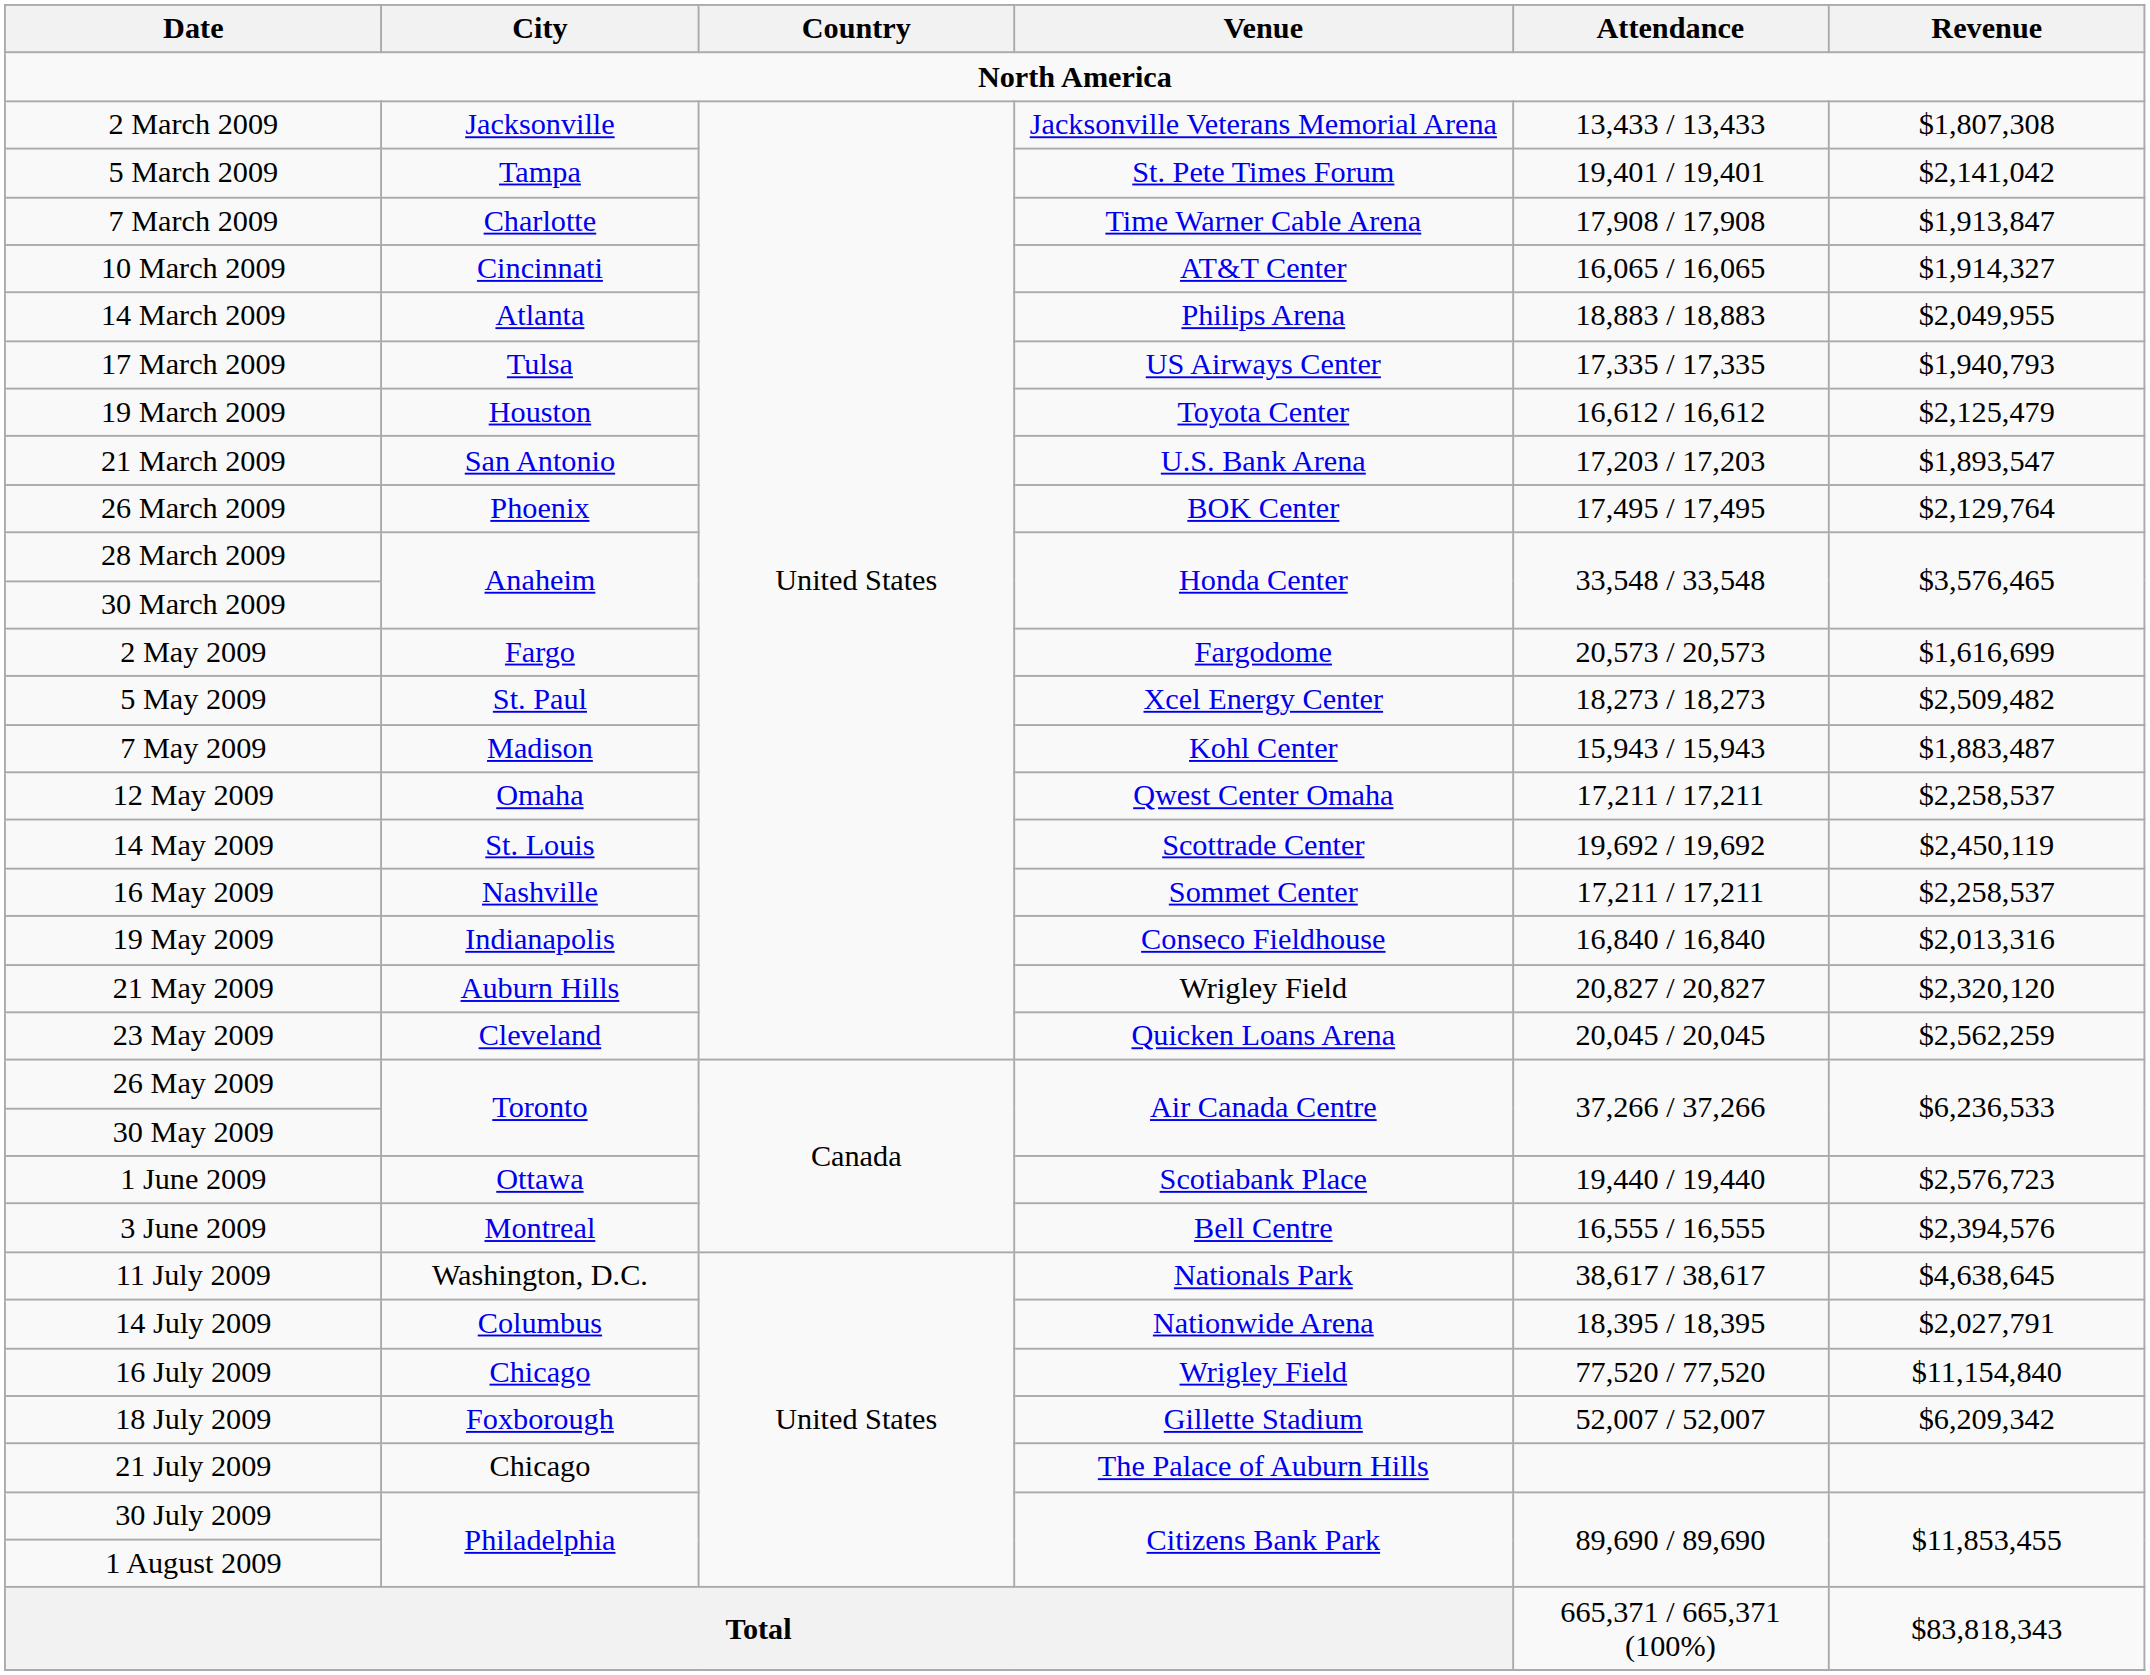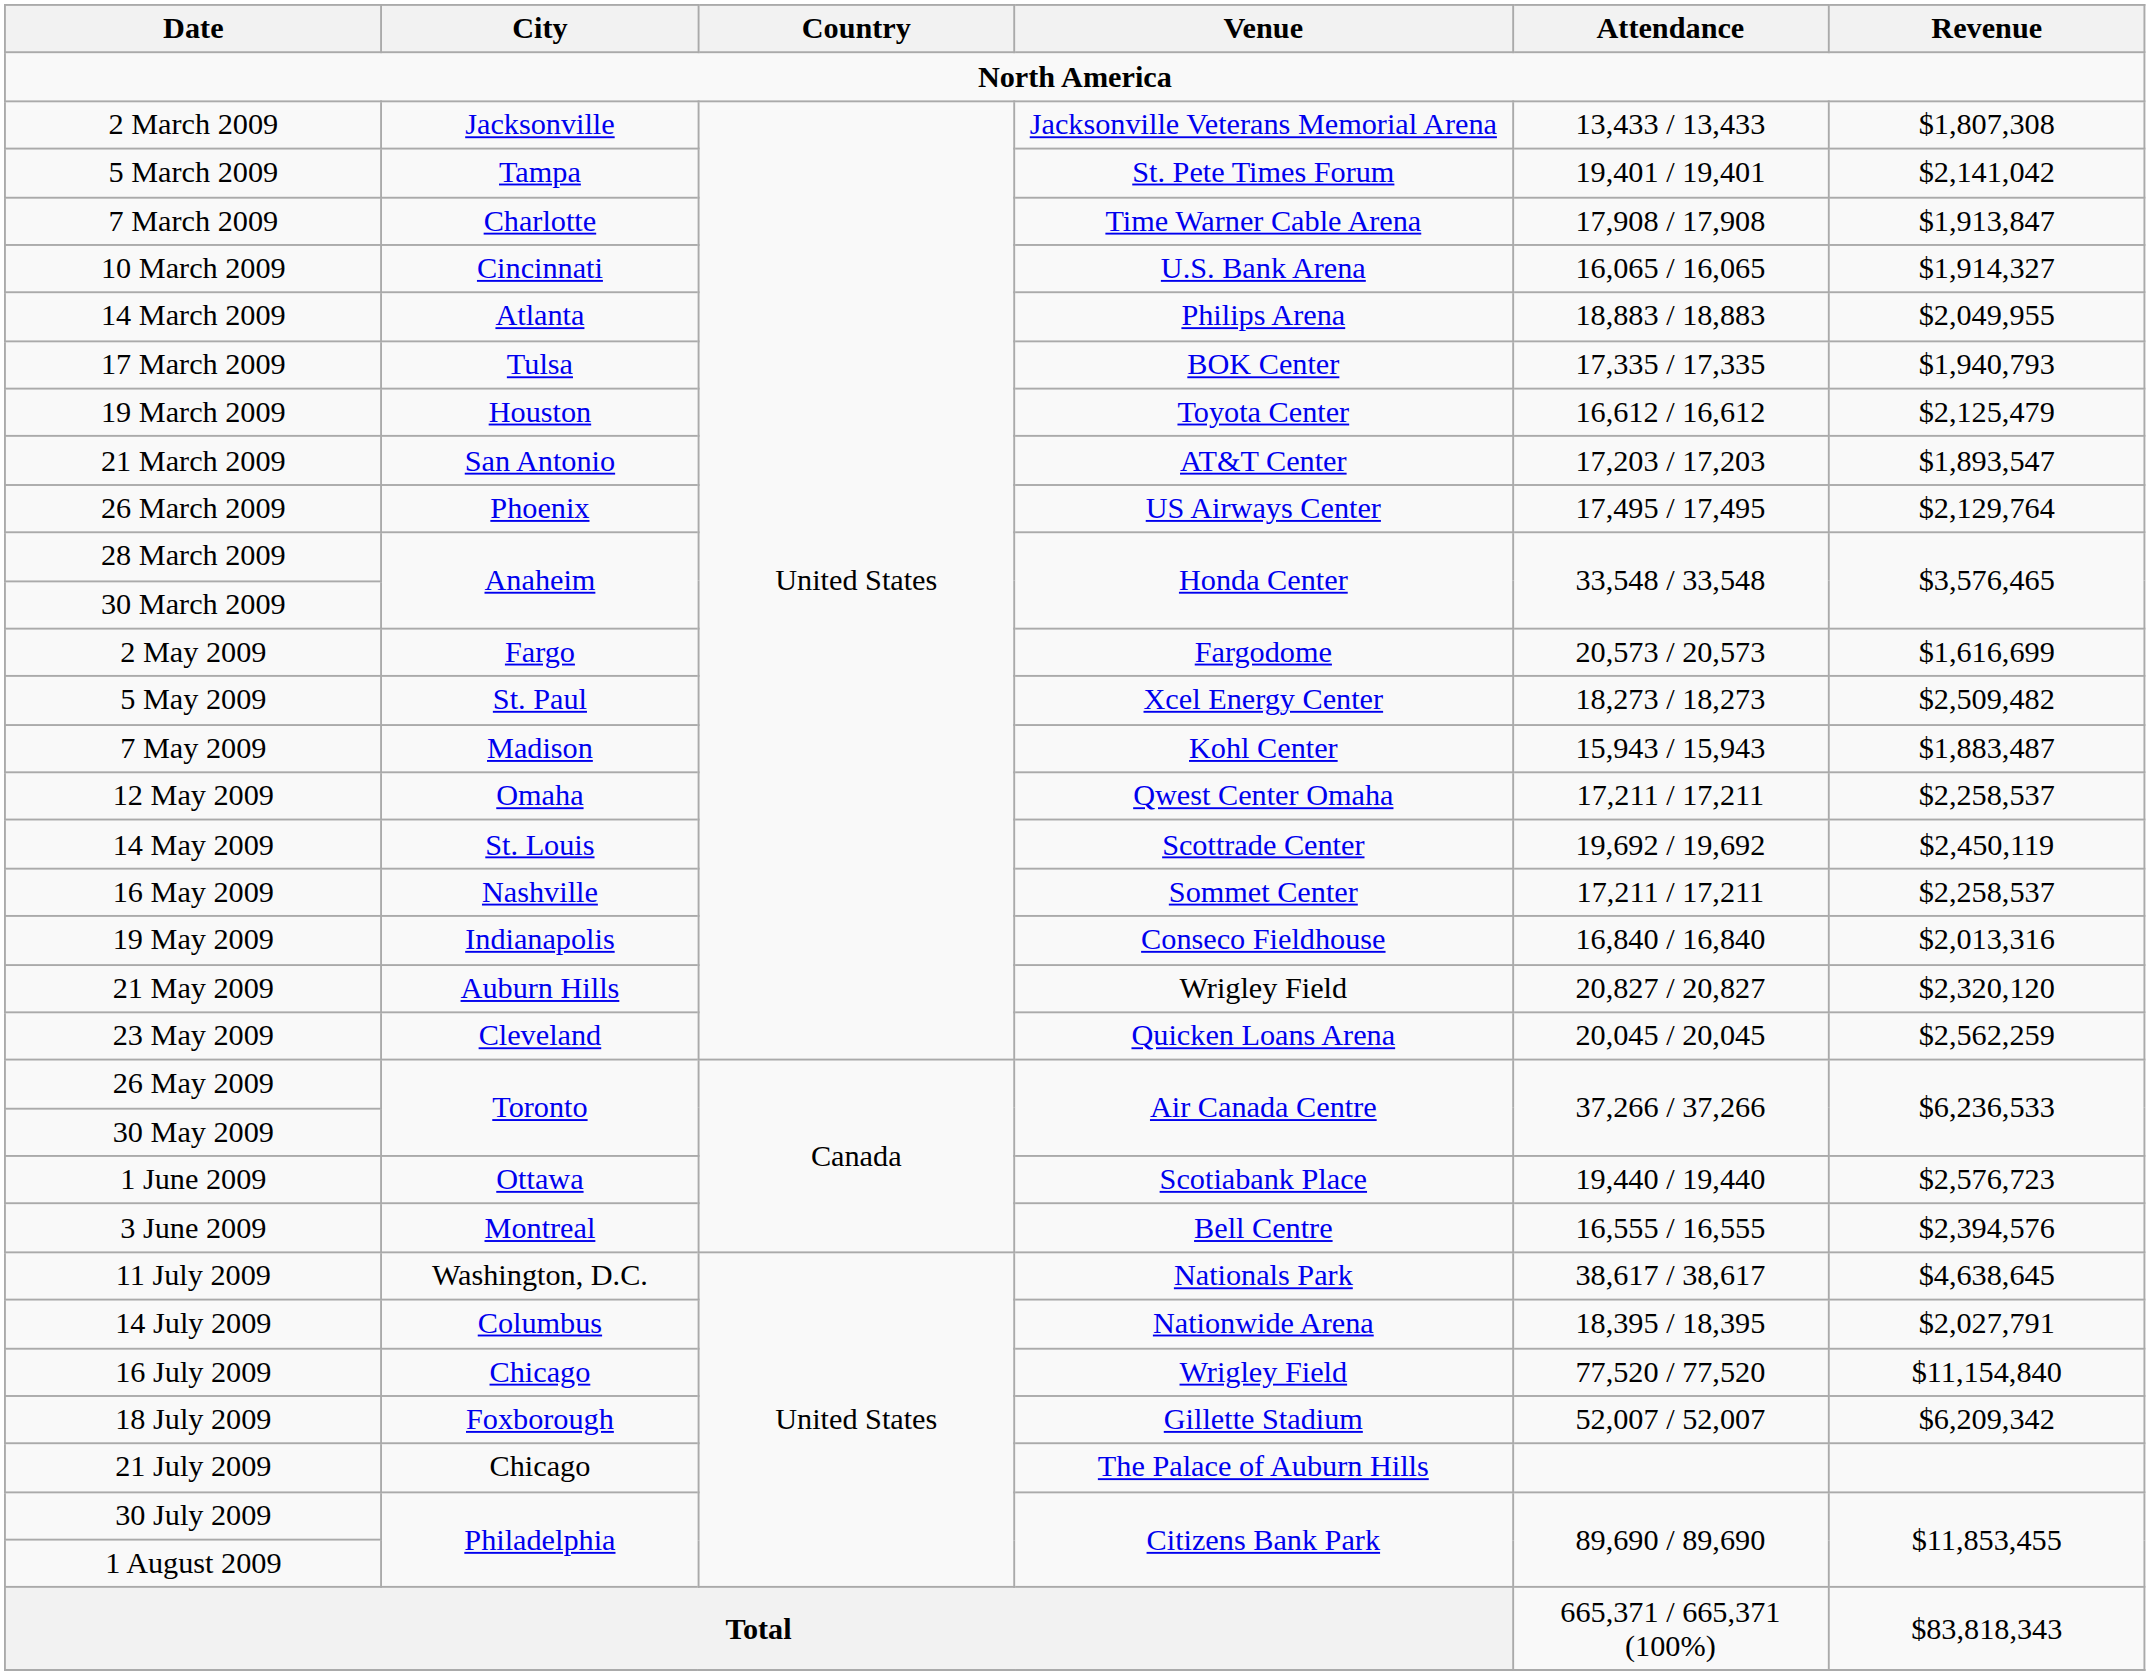(1263, 268) AT&T Center -> (1263, 268) U.S. Bank Arena
(1263, 364) US Airways Center -> (1263, 364) BOK Center
(1263, 460) U.S. Bank Arena -> (1263, 460) AT&T Center
(1263, 508) BOK Center -> (1263, 508) US Airways Center
